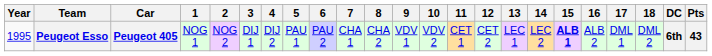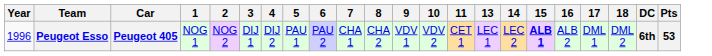- column: (488, 13)
(19, 36) 1995 -> (19, 36) 1996
(696, 36) 43 -> (669, 36) 53
